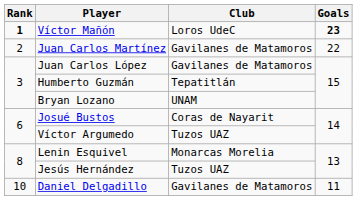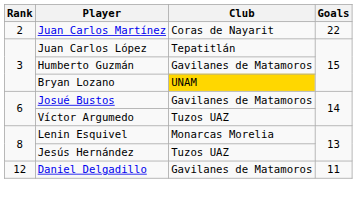- row: (76, 30)
(242, 48) Gavilanes de Matamoros -> (222, 30) Coras de Nayarit
(242, 65) Gavilanes de Matamoros -> (203, 48) Tepatitlán
(203, 83) Tepatitlán -> (242, 65) Gavilanes de Matamoros
(184, 100) no background -> (184, 83) gold background
(222, 117) Coras de Nayarit -> (242, 100) Gavilanes de Matamoros
(20, 187) 10 -> (20, 169) 12
